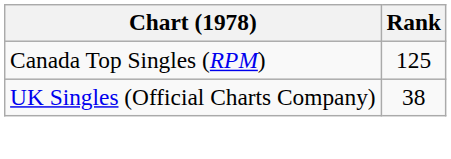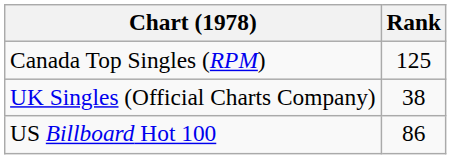+ row: (113, 134)
